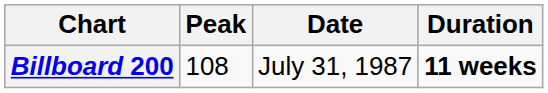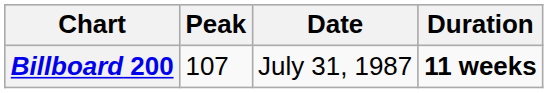(207, 66) 108 -> (207, 66) 107
